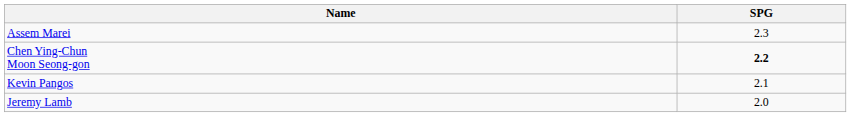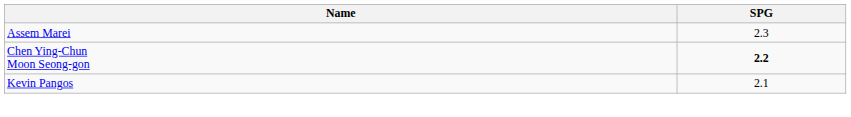- row: (39, 102)
